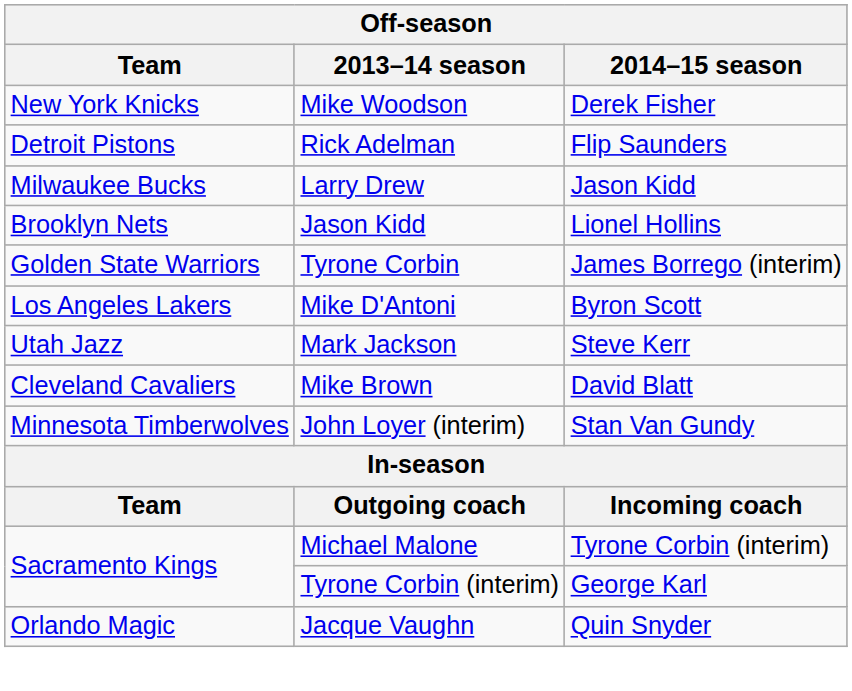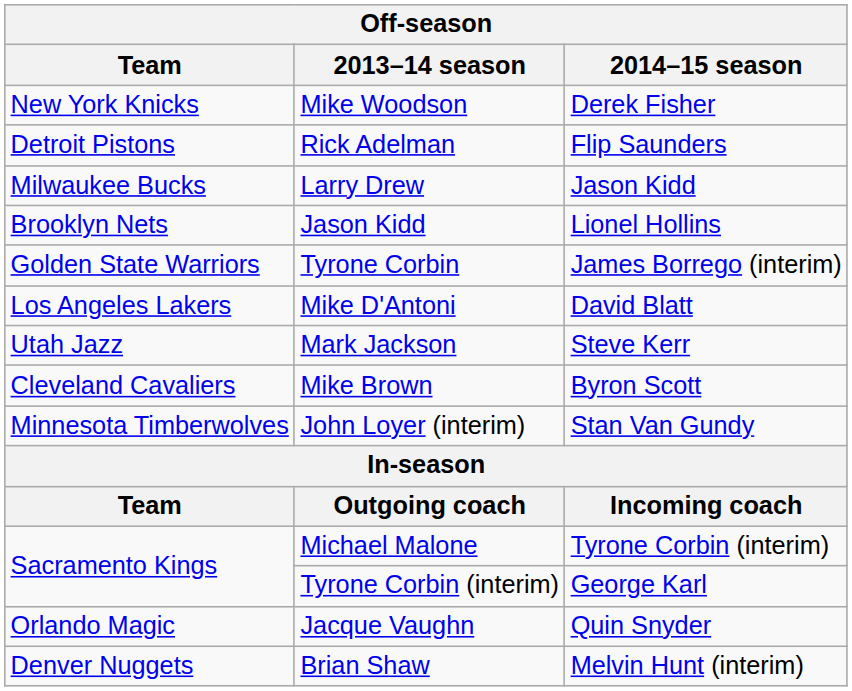(636, 305) Byron Scott -> (632, 305) David Blatt
(632, 385) David Blatt -> (636, 385) Byron Scott
+ row: (365, 666)
